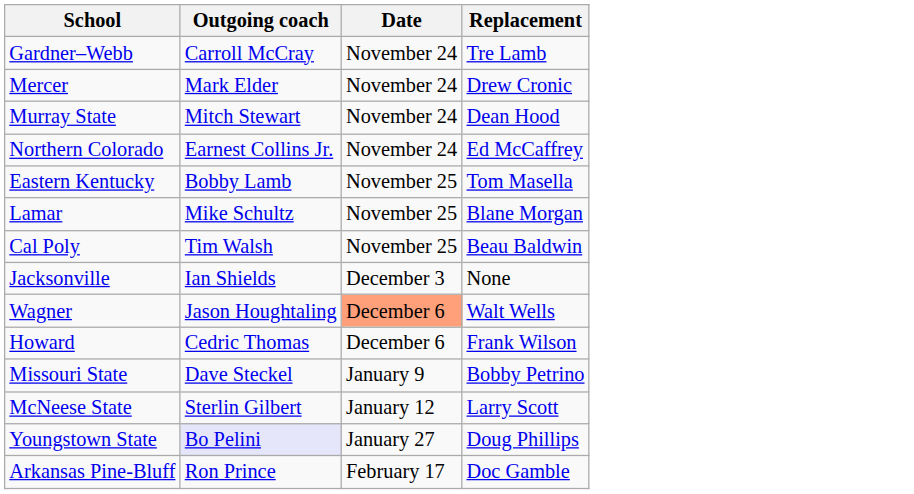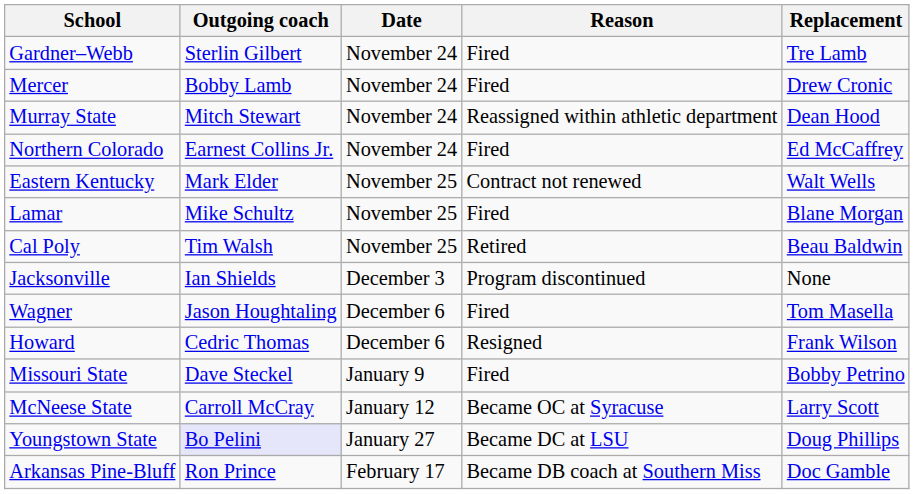+ column: (622, 20)
(249, 52) Carroll McCray -> (243, 52) Sterlin Gilbert
(231, 85) Mark Elder -> (238, 85) Bobby Lamb
(238, 181) Bobby Lamb -> (231, 181) Mark Elder
(520, 181) Tom Masella -> (831, 181) Walt Wells
(395, 310) lightsalmon background -> (395, 310) no background
(511, 310) Walt Wells -> (840, 310) Tom Masella
(243, 407) Sterlin Gilbert -> (249, 407) Carroll McCray
